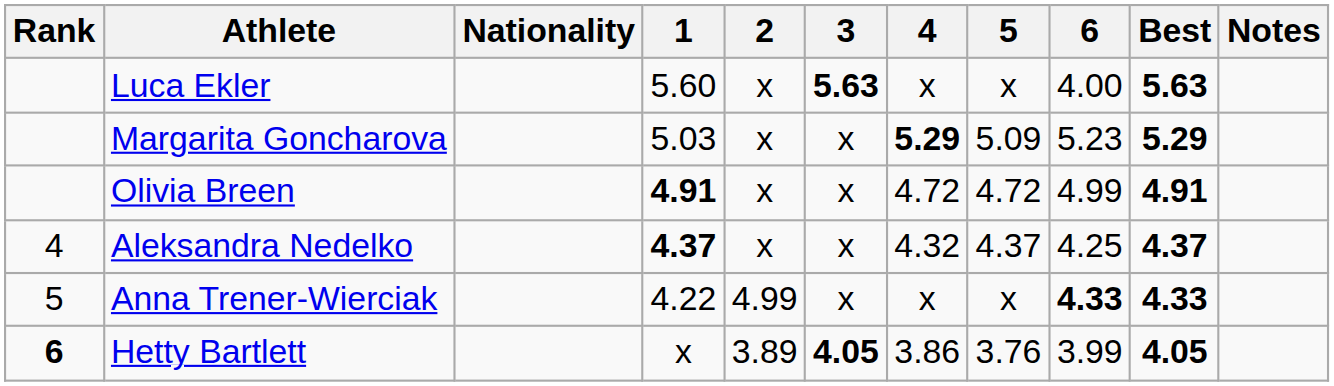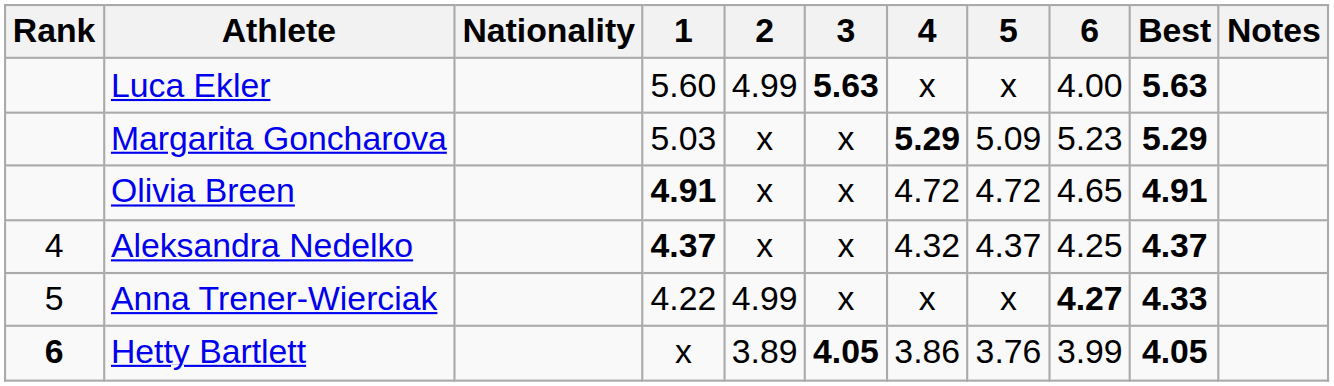(765, 84) x -> (765, 84) 4.99
(1090, 191) 4.99 -> (1090, 191) 4.65
(1090, 298) 4.33 -> (1090, 298) 4.27
